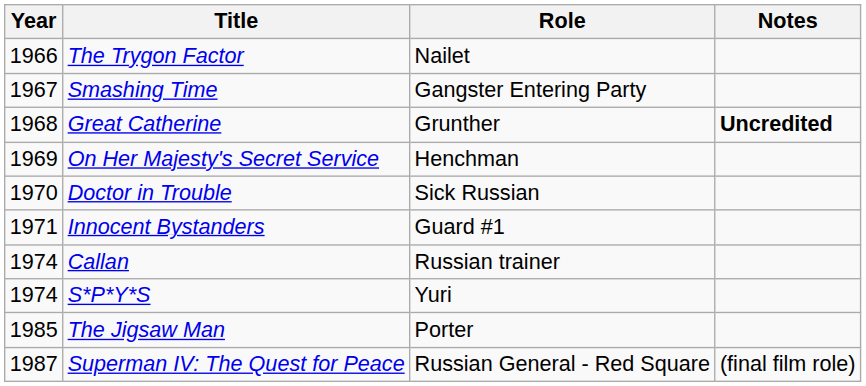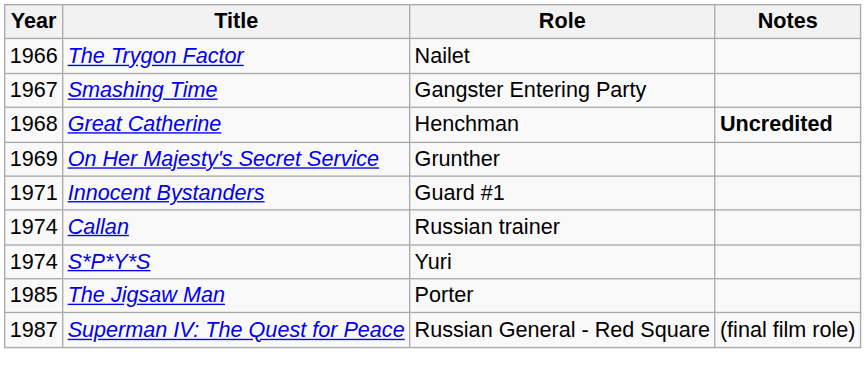(457, 124) Grunther -> (467, 124) Henchman
(467, 158) Henchman -> (457, 158) Grunther
- row: (150, 192)
